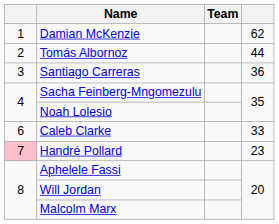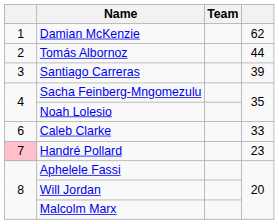(258, 72) 36 -> (258, 72) 39
